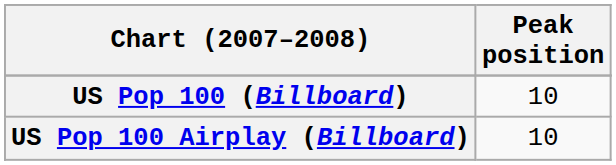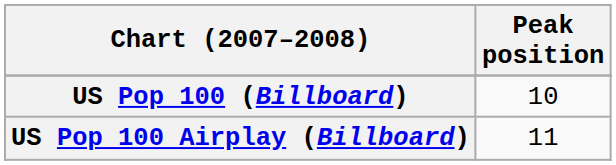(543, 138) 10 -> (543, 138) 11
